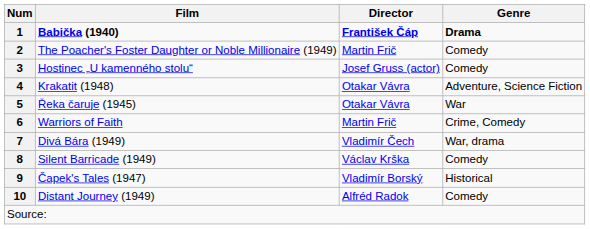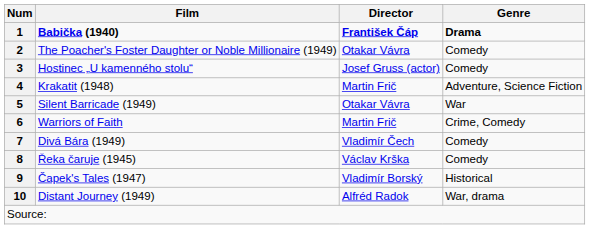(369, 50) Martin Frič -> (376, 50) Otakar Vávra
(376, 86) Otakar Vávra -> (369, 86) Martin Frič
(87, 104) Řeka čaruje (1945) -> (97, 104) Silent Barricade (1949)
(475, 141) War, drama -> (467, 141) Comedy
(97, 159) Silent Barricade (1949) -> (87, 159) Řeka čaruje (1945)
(467, 196) Comedy -> (475, 196) War, drama
